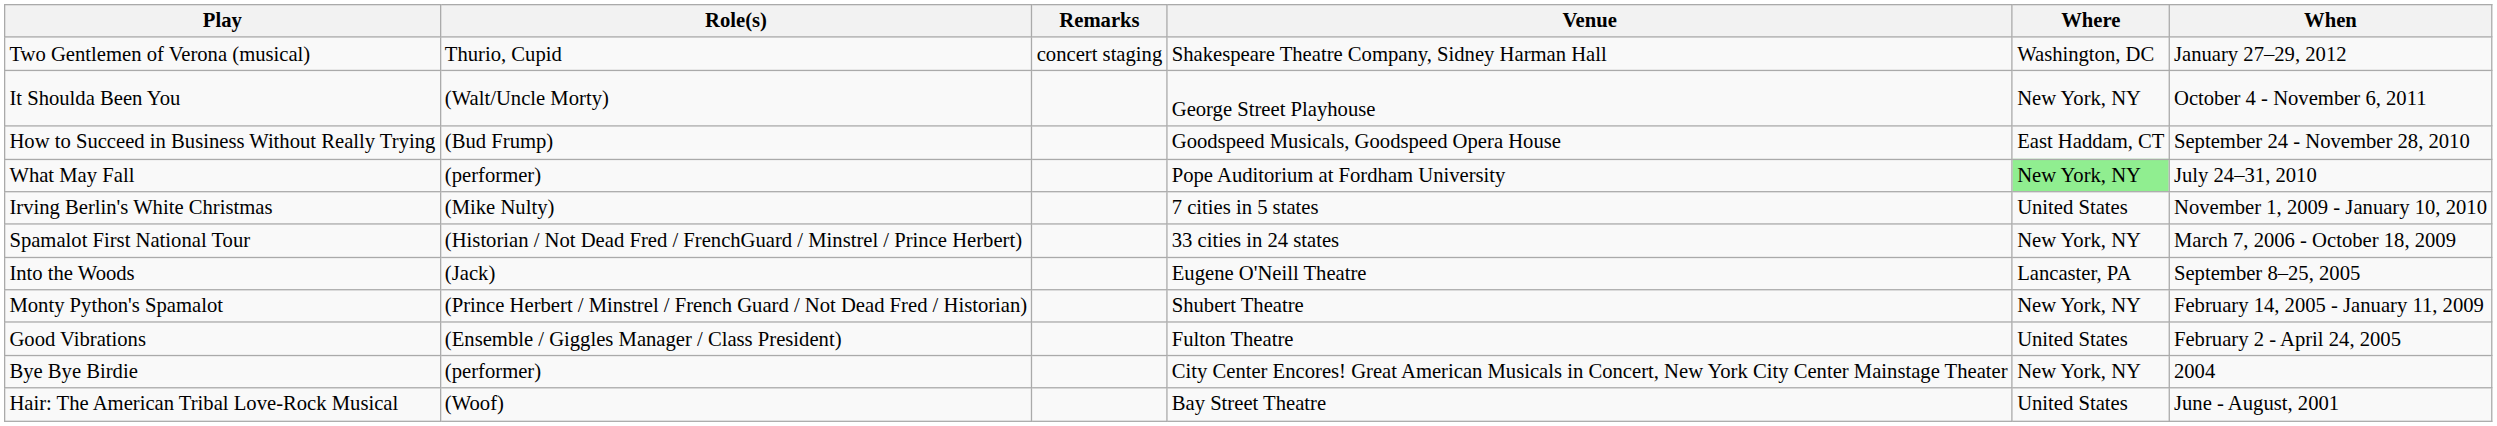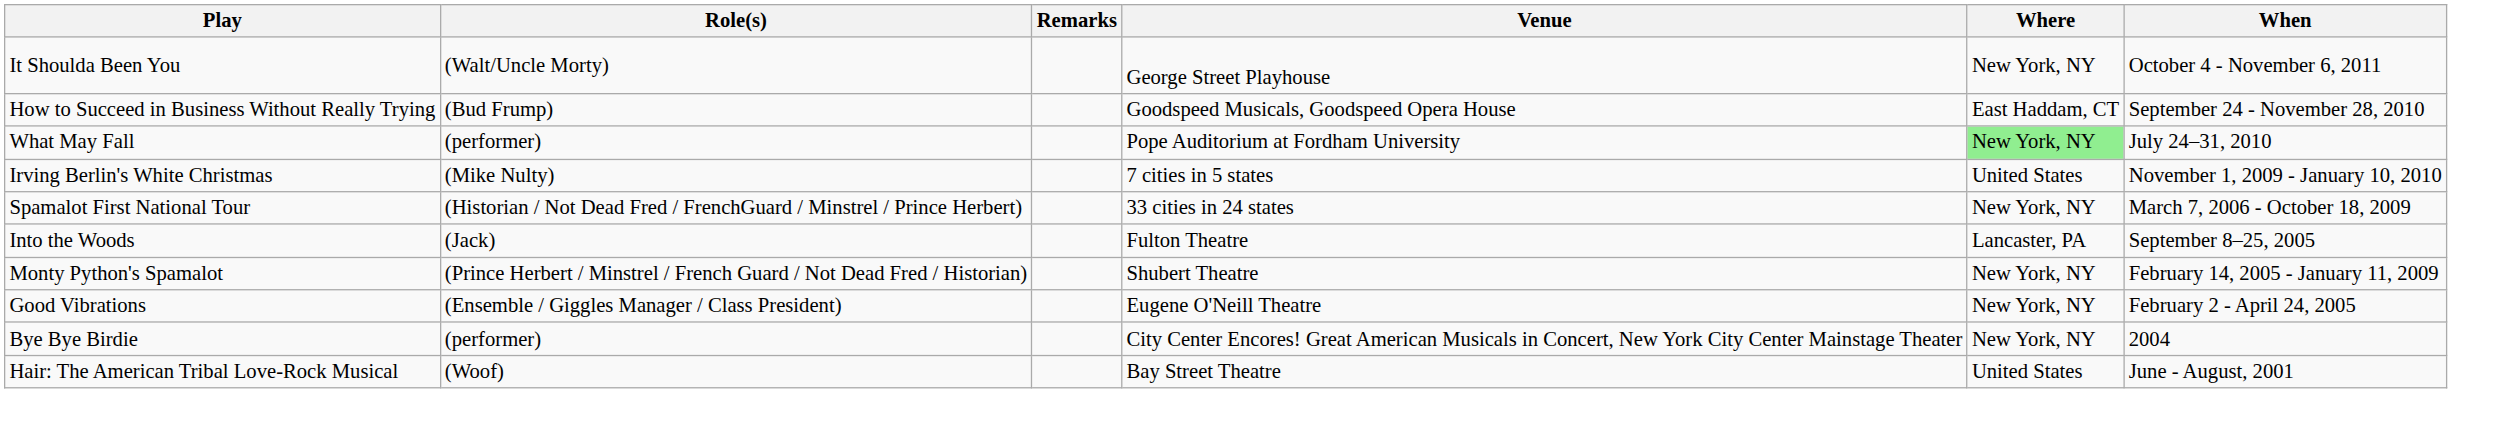- row: (160, 53)
(1269, 273) Eugene O'Neill Theatre -> (1187, 240) Fulton Theatre
(1233, 338) Fulton Theatre -> (1224, 305) Eugene O'Neill Theatre
(2072, 338) United States -> (2034, 305) New York, NY
